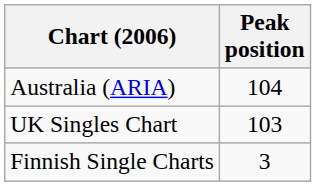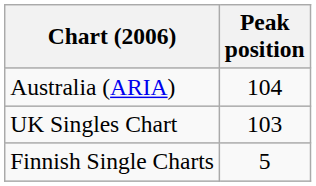(265, 161) 3 -> (265, 161) 5
